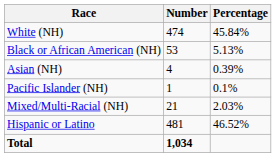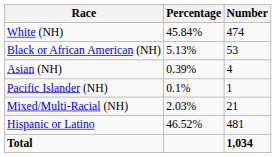columns swapped: (187, 13) <-> (241, 13)
